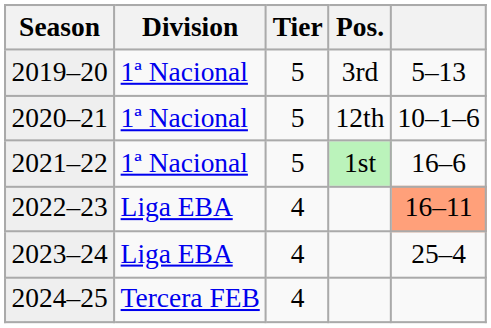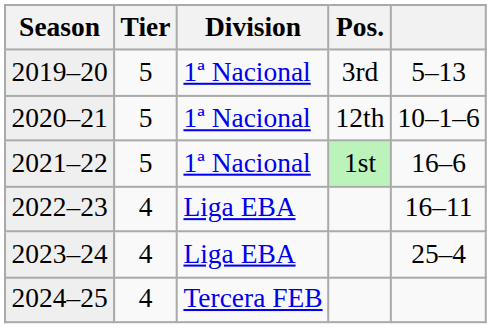columns swapped: (298, 26) <-> (190, 26)
(439, 208) lightsalmon background -> (439, 208) no background
